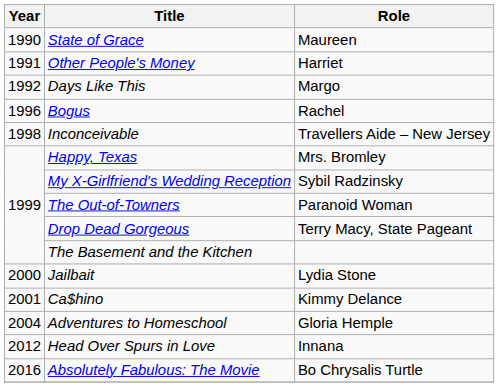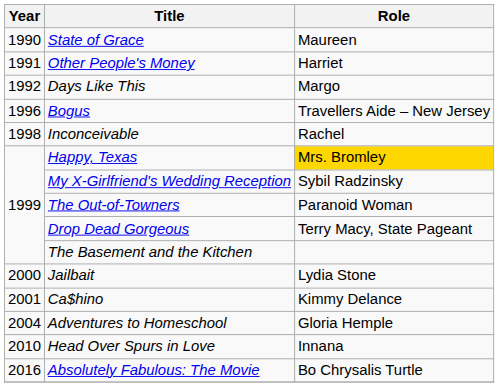(321, 110) Rachel -> (394, 110) Travellers Aide – New Jersey
(394, 134) Travellers Aide – New Jersey -> (321, 134) Rachel
(342, 157) no background -> (342, 157) gold background
(24, 346) 2012 -> (24, 346) 2010
